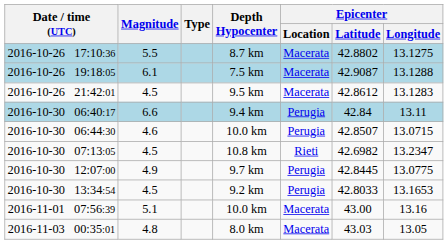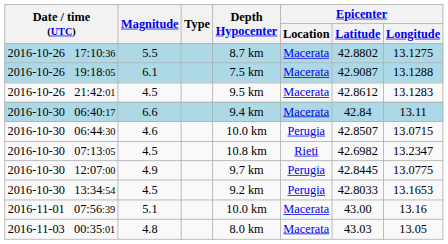(306, 111) Perugia -> (306, 111) Macerata
